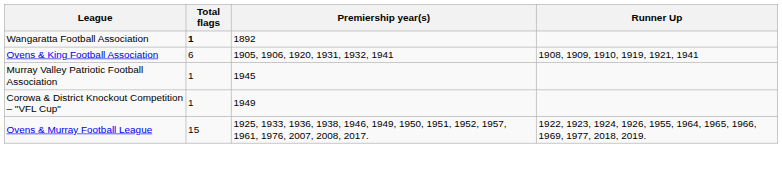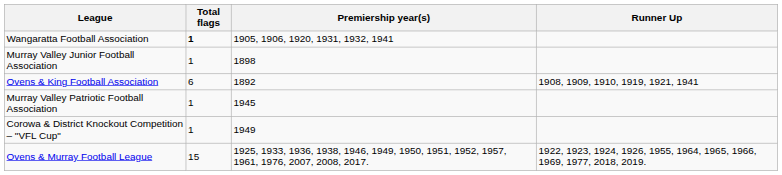(245, 39) 1892 -> (314, 39) 1905, 1906, 1920, 1931, 1932, 1941
+ row: (70, 60)
(314, 54) 1905, 1906, 1920, 1931, 1932, 1941 -> (245, 81) 1892
